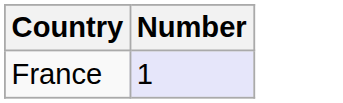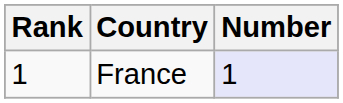+ column: (47, 27)
